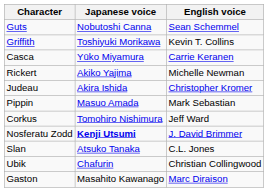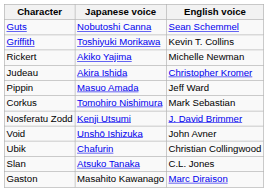- row: (20, 57)
(202, 103) Mark Sebastian -> (189, 88) Jeff Ward
(189, 118) Jeff Ward -> (202, 103) Mark Sebastian
(106, 133) bold -> (104, 118) normal
+ row: (16, 133)
rows swapped: (16, 149) <-> (16, 164)
